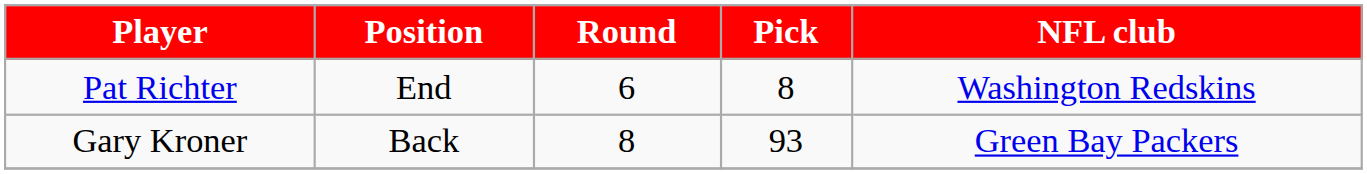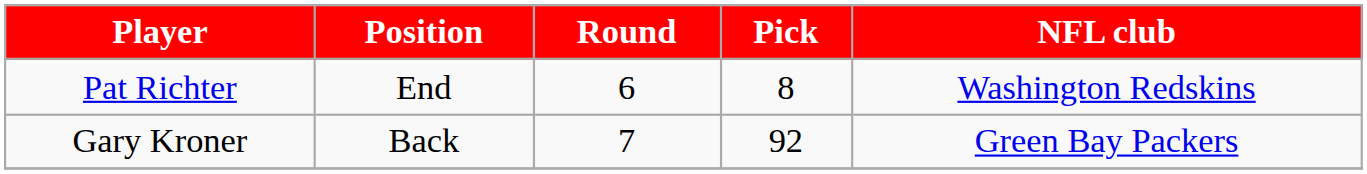(627, 140) 8 -> (627, 140) 7
(786, 140) 93 -> (786, 140) 92
